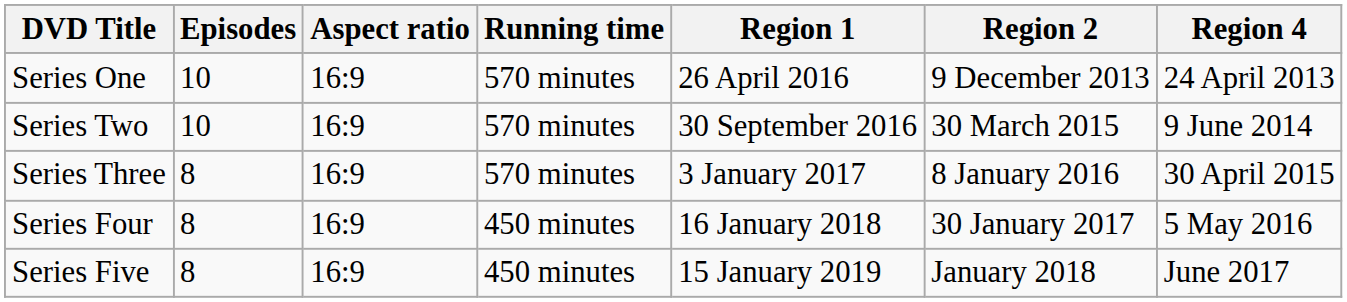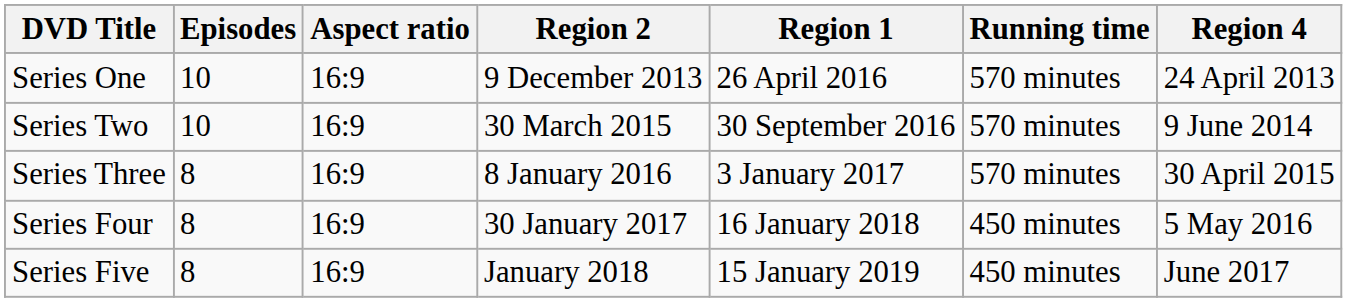columns swapped: (574, 28) <-> (1040, 28)
